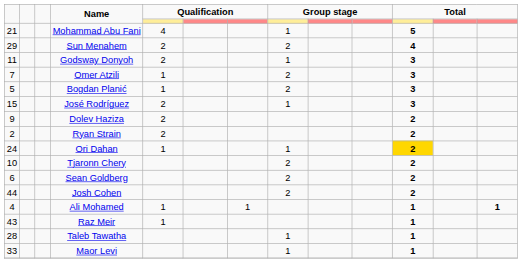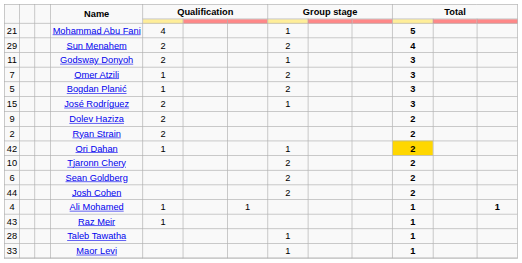(12, 148) 24 -> (12, 148) 42
